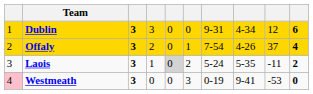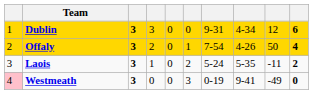(273, 47) 37 -> (273, 47) 50
(170, 64) lightgrey background -> (170, 64) no background
(275, 81) -53 -> (275, 81) -49
